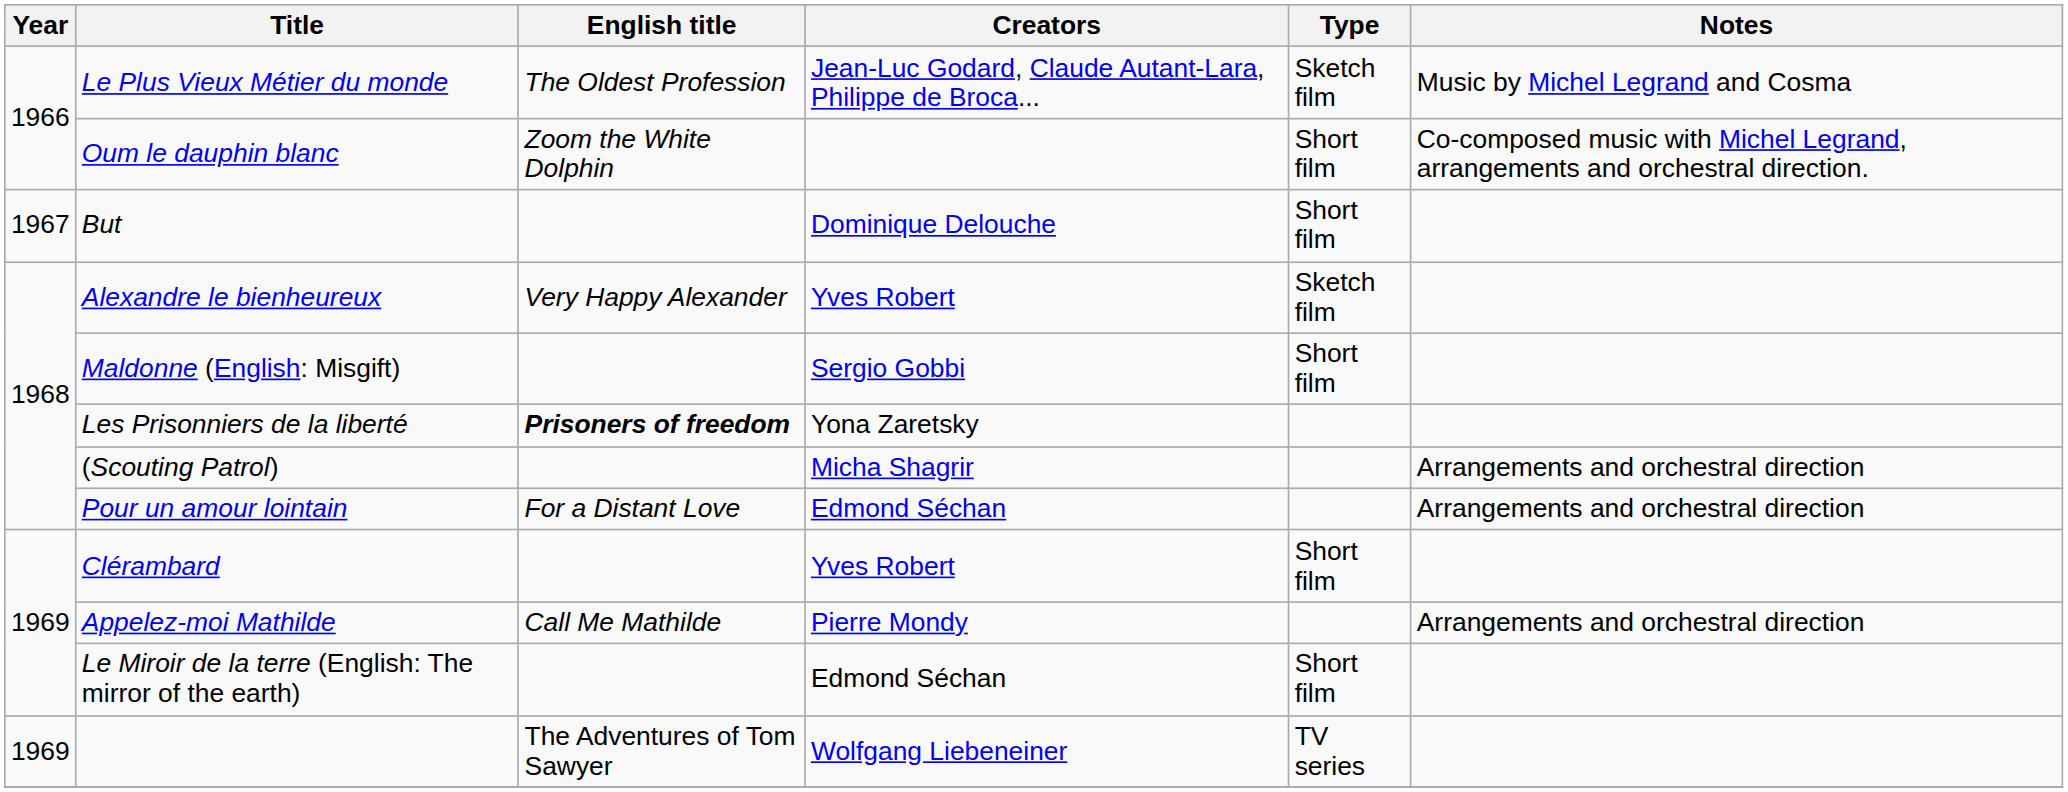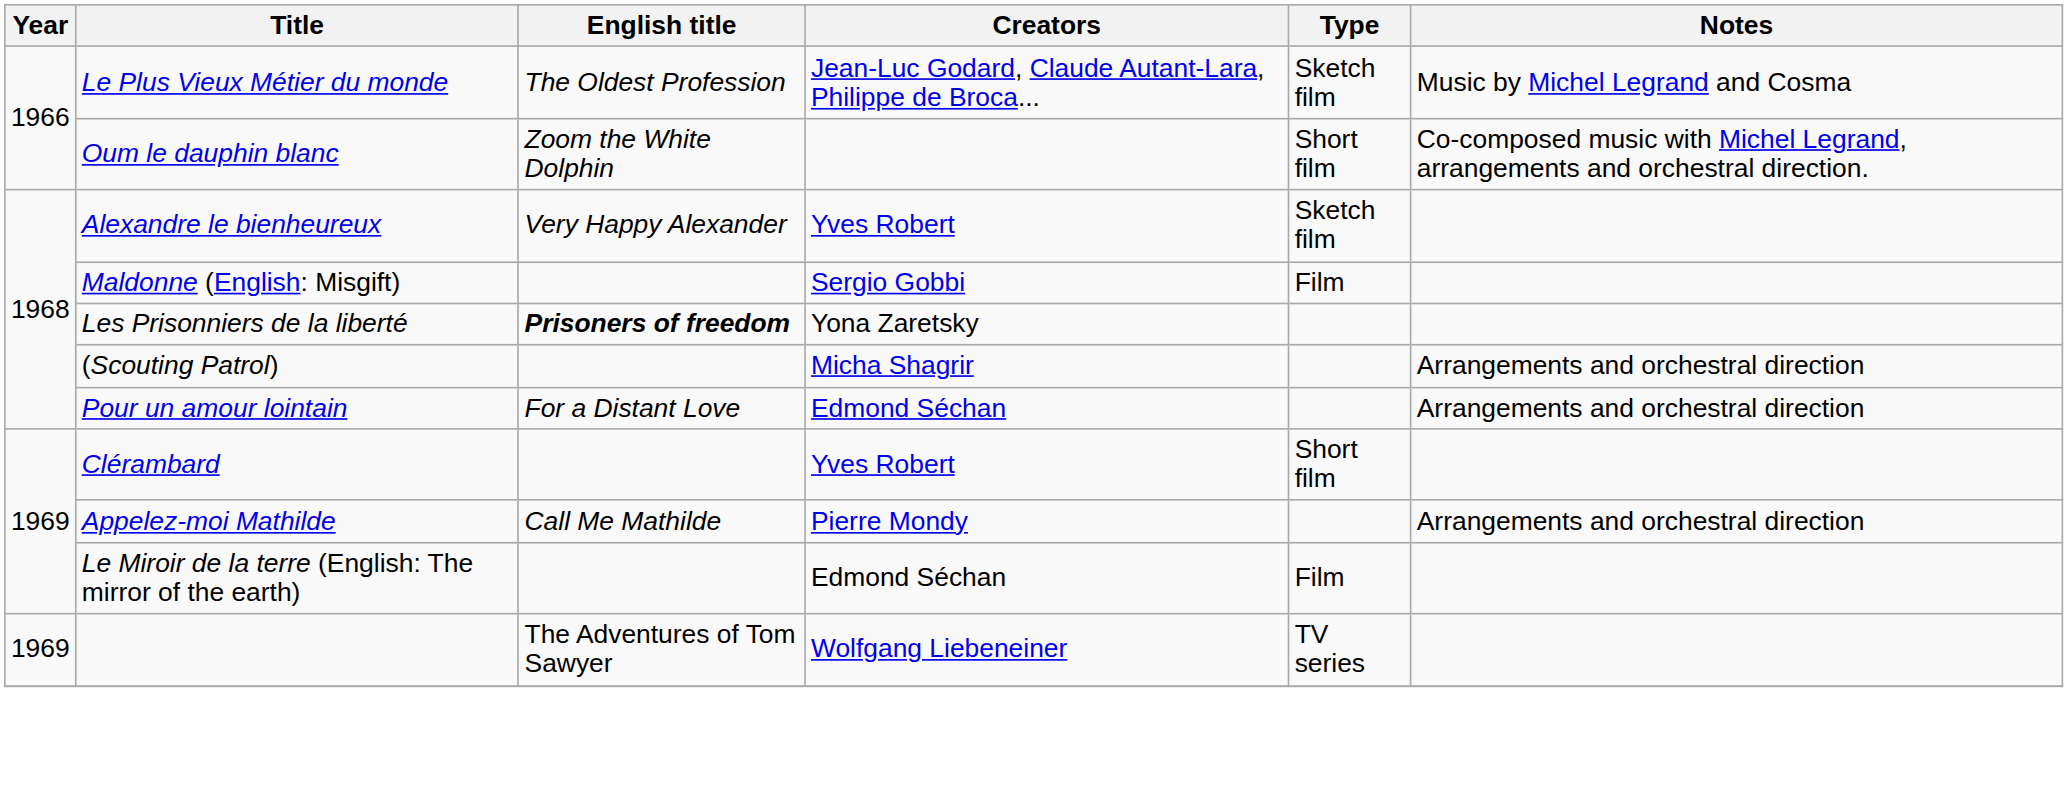- row: (102, 225)
(1326, 368) Short film -> (1320, 282) Film
(1326, 679) Short film -> (1320, 577) Film
